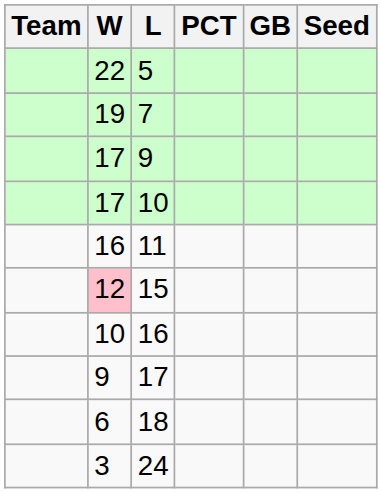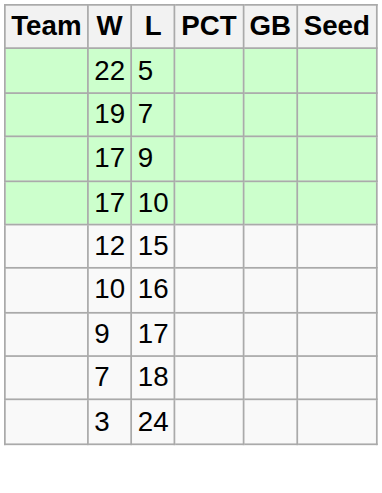- row: (152, 245)
(110, 289) pink background -> (110, 245) no background
(102, 421) 6 -> (102, 377) 7
